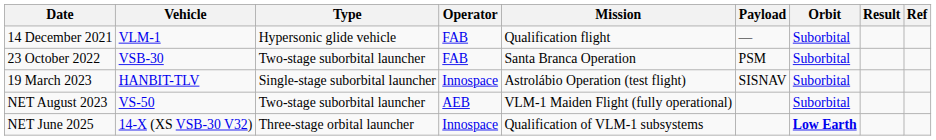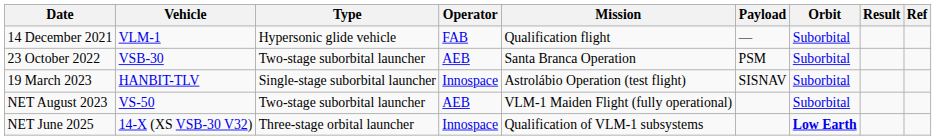(455, 59) FAB -> (456, 59) AEB
